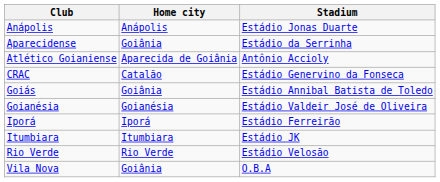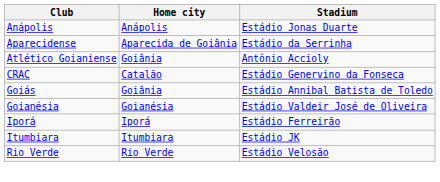(142, 44) Goiânia -> (179, 44) Aparecida de Goiânia
(179, 59) Aparecida de Goiânia -> (142, 59) Goiânia
- row: (33, 169)
